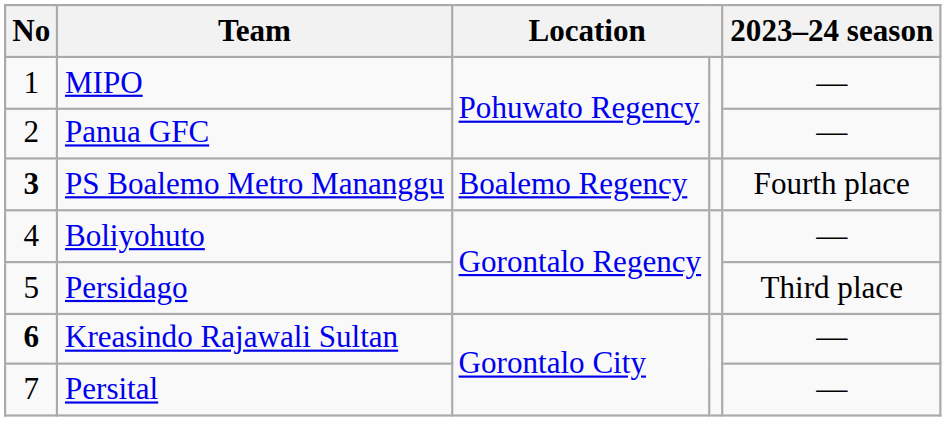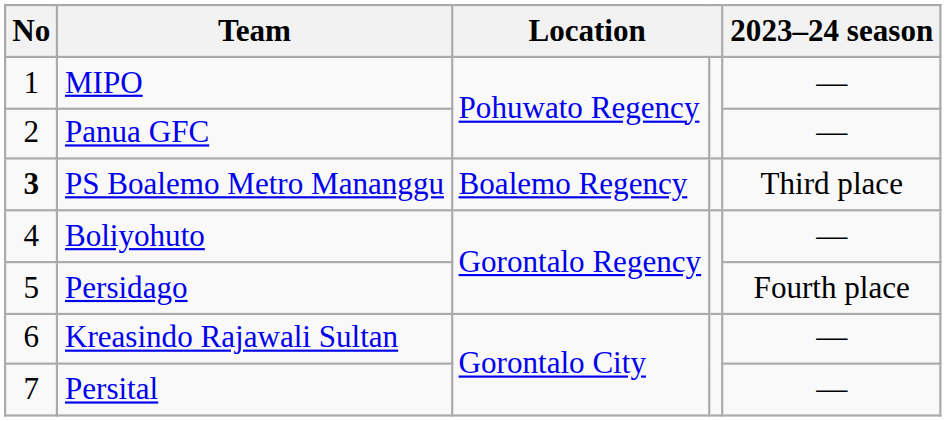(832, 184) Fourth place -> (832, 184) Third place
(832, 287) Third place -> (832, 287) Fourth place
(31, 338) bold -> (31, 338) normal
